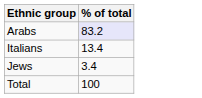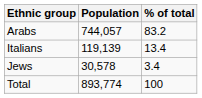+ column: (110, 13)
(92, 31) lavender background -> (155, 31) no background
